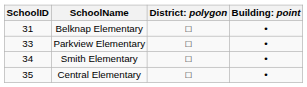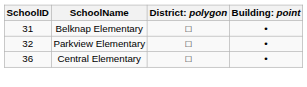(28, 43) 33 -> (28, 43) 32
- row: (99, 59)
(28, 74) 35 -> (28, 59) 36
